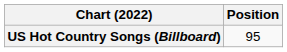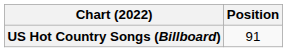(253, 36) 95 -> (253, 36) 91
